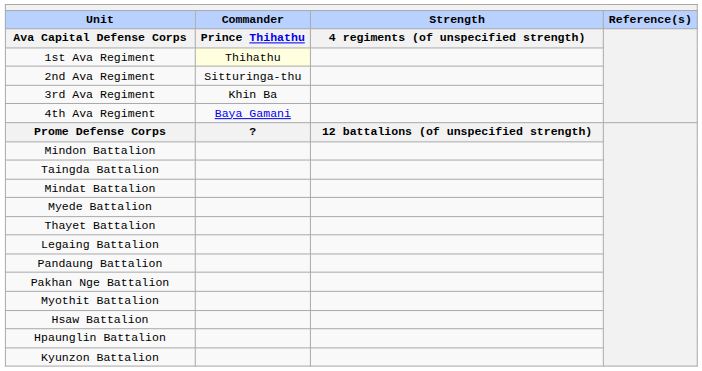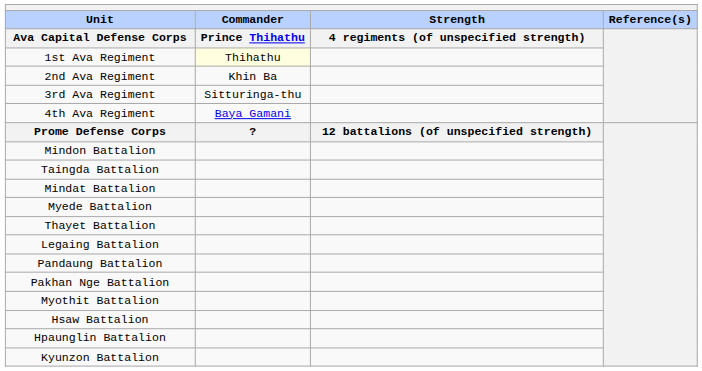(253, 76) Sitturinga-thu -> (253, 76) Khin Ba
(253, 94) Khin Ba -> (253, 94) Sitturinga-thu
